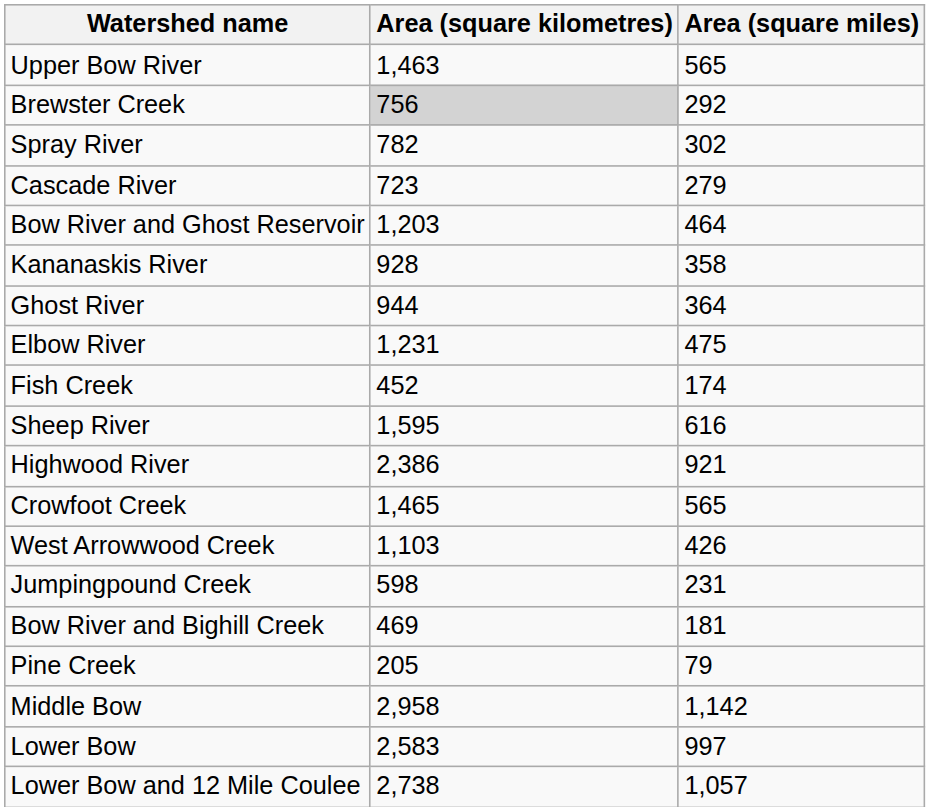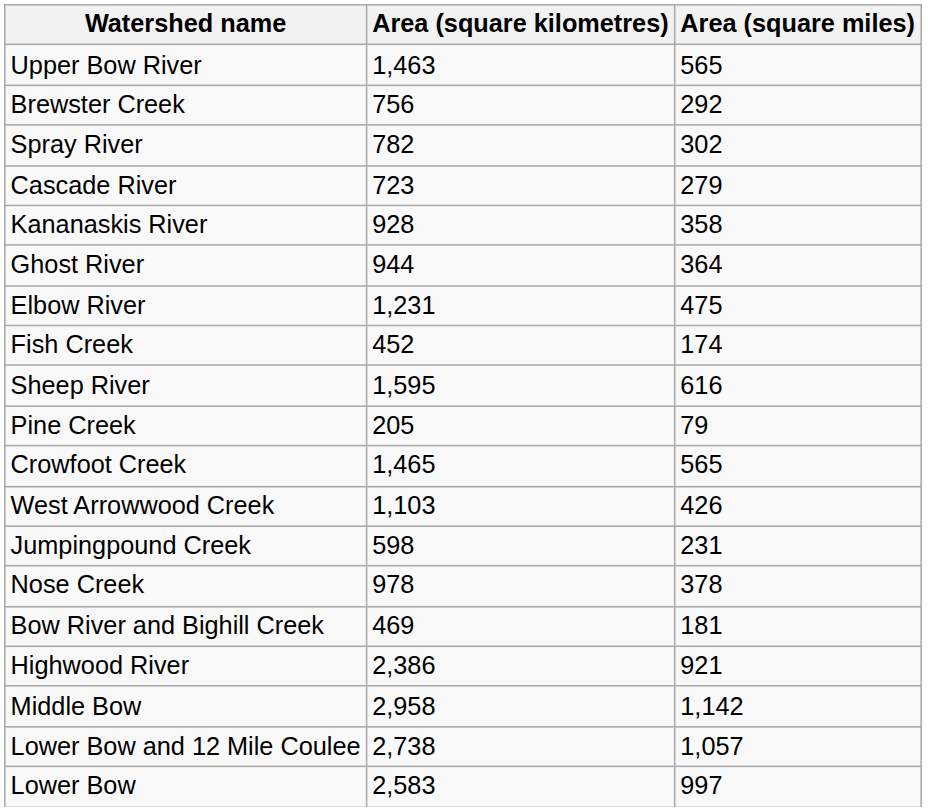(397, 104) lightgrey background -> (393, 104) no background
- row: (188, 225)
rows swapped: (100, 465) <-> (73, 666)
+ row: (77, 585)
rows swapped: (186, 786) <-> (73, 746)
